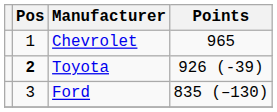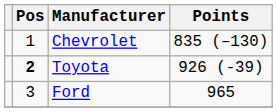(221, 43) 965 -> (221, 43) 835 (–130)
(221, 94) 835 (–130) -> (221, 94) 965
